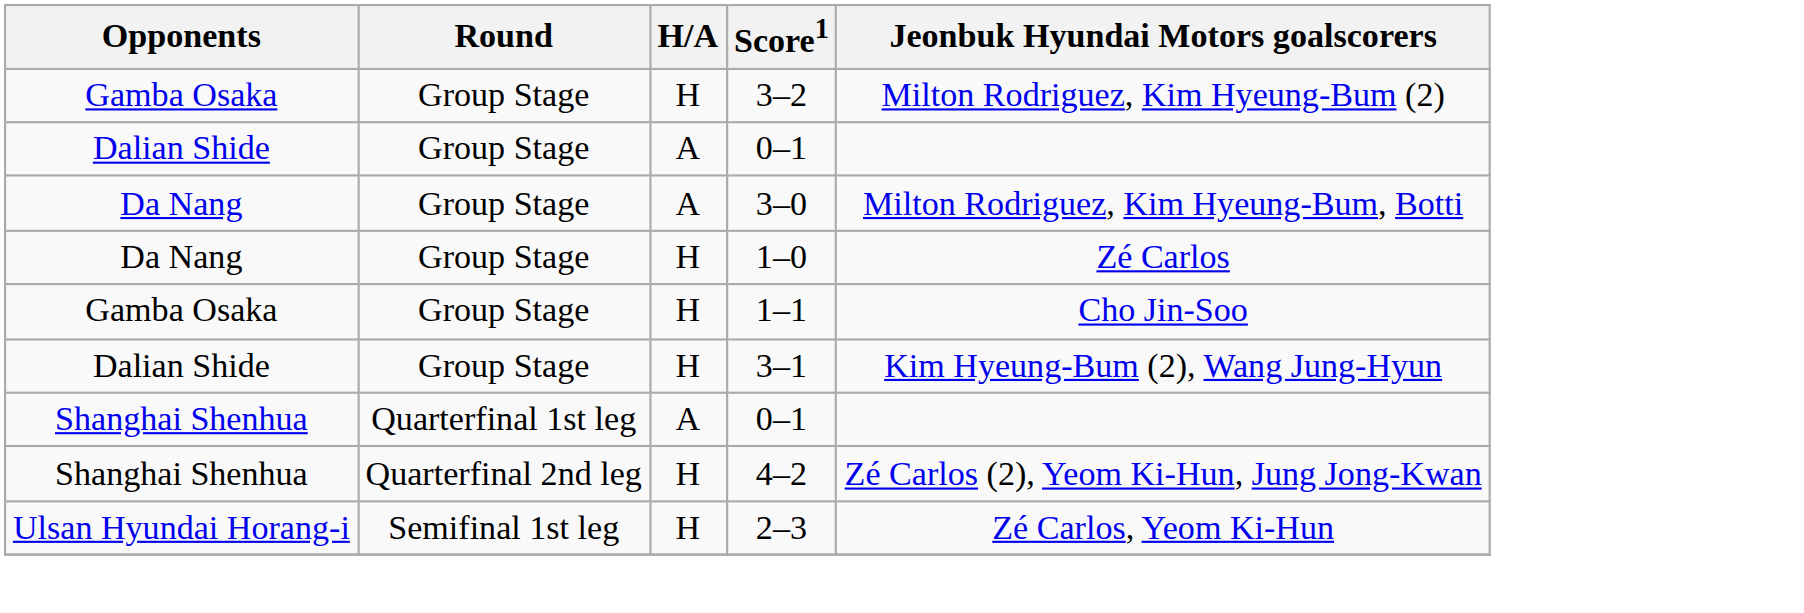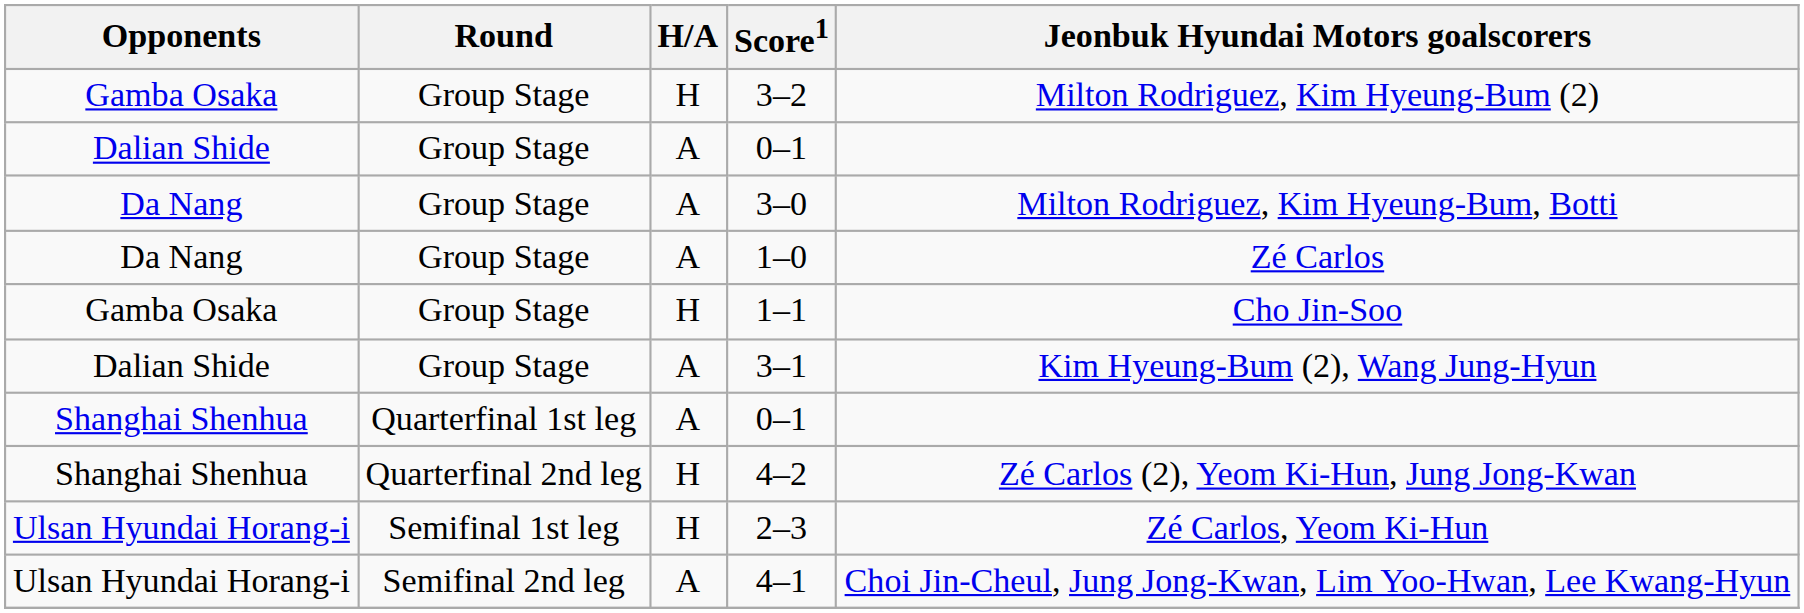(688, 256) H -> (688, 256) A
(688, 365) H -> (688, 365) A
+ row: (181, 581)
